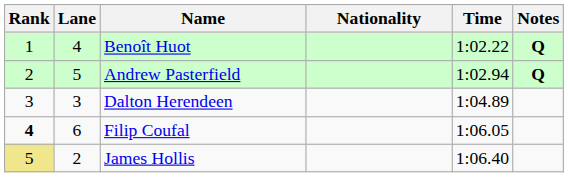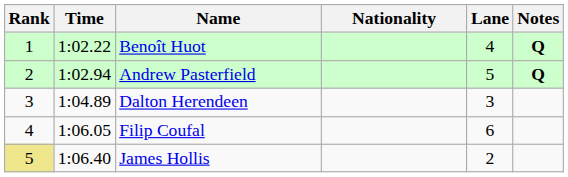columns swapped: (77, 18) <-> (482, 18)
(29, 130) bold -> (29, 130) normal
